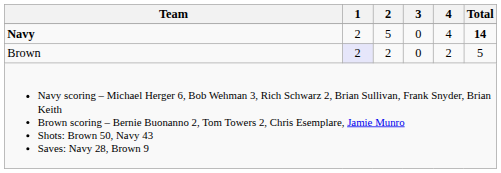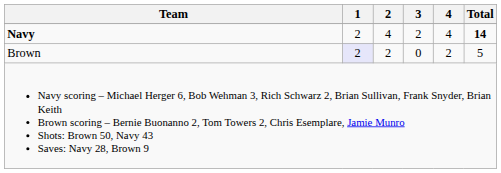(388, 33) 5 -> (388, 33) 4
(418, 33) 0 -> (418, 33) 2
